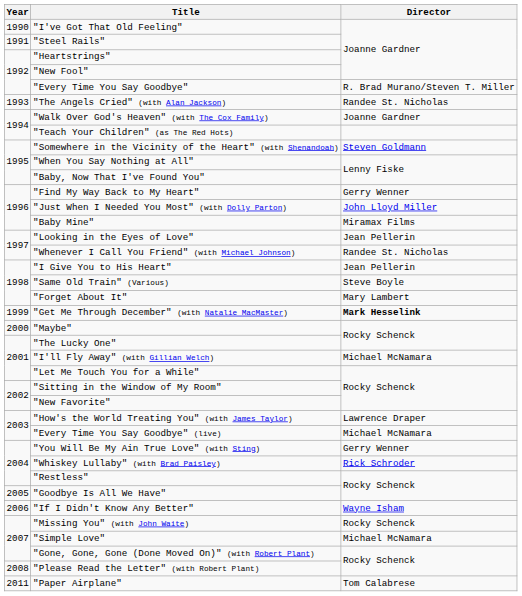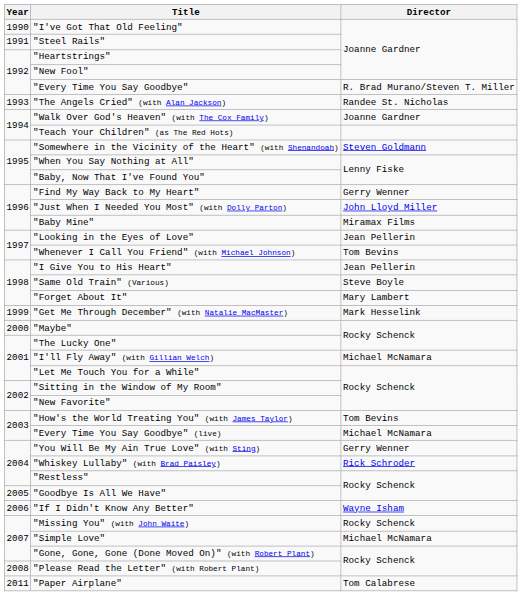(396, 253) Randee St. Nicholas -> (371, 253) Tom Bevins
(382, 313) bold -> (382, 313) normal
(385, 418) Lawrence Draper -> (371, 418) Tom Bevins
